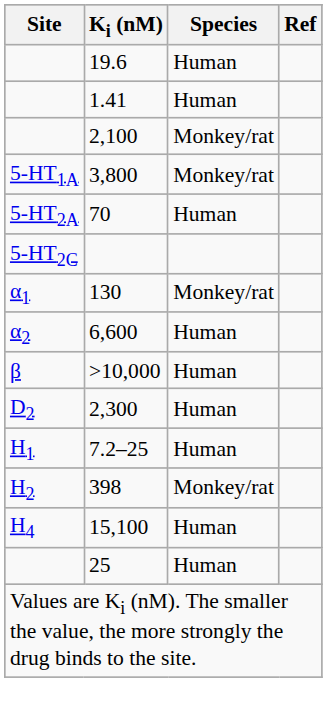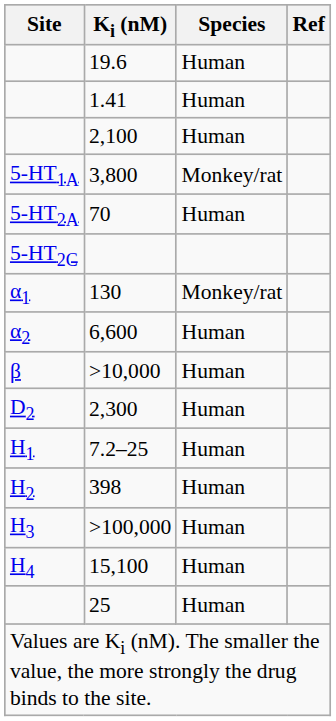(224, 136) Monkey/rat -> (213, 136) Human
(224, 487) Monkey/rat -> (213, 487) Human
+ row: (130, 526)
